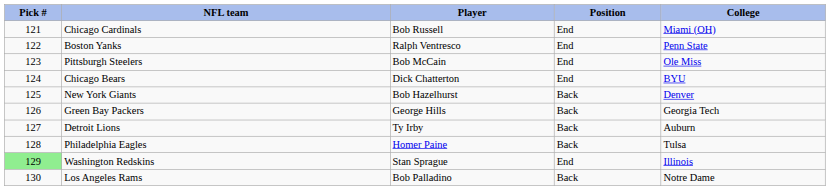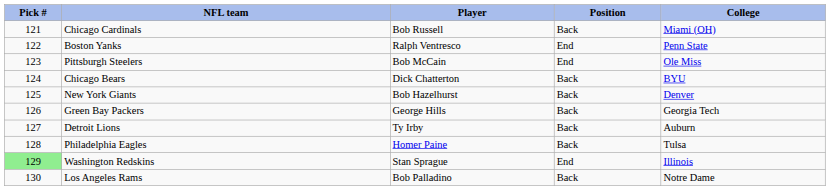(565, 29) End -> (567, 29) Back
(565, 78) End -> (567, 78) Back
